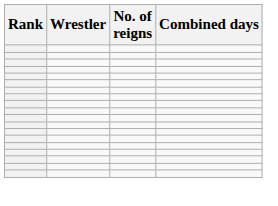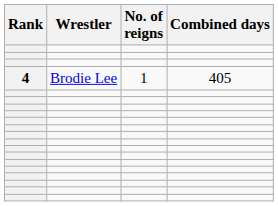+ row: (25, 77)
